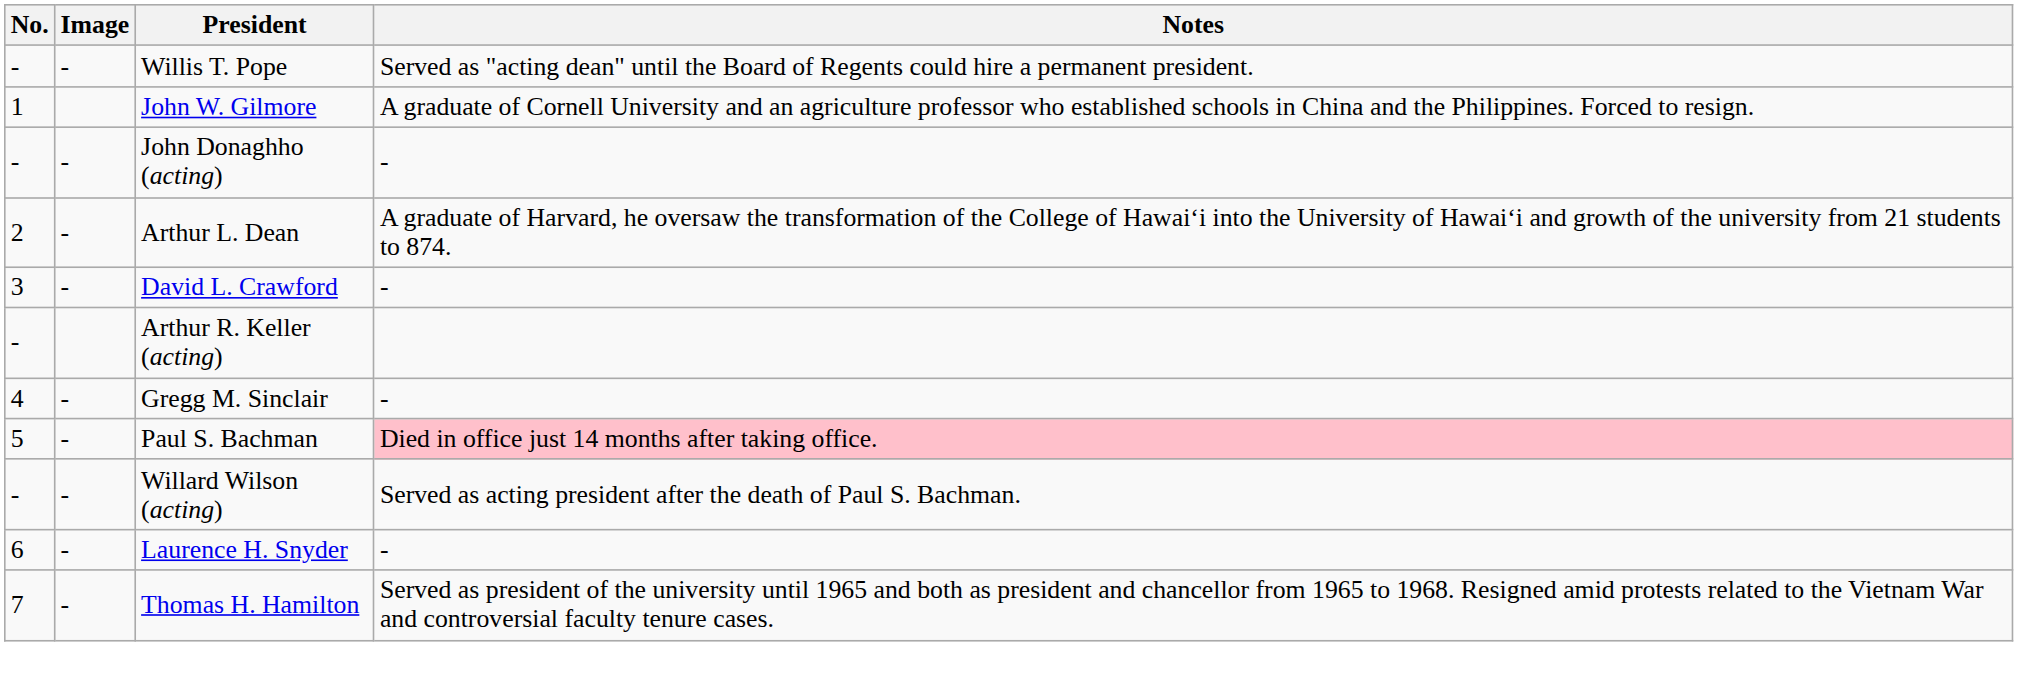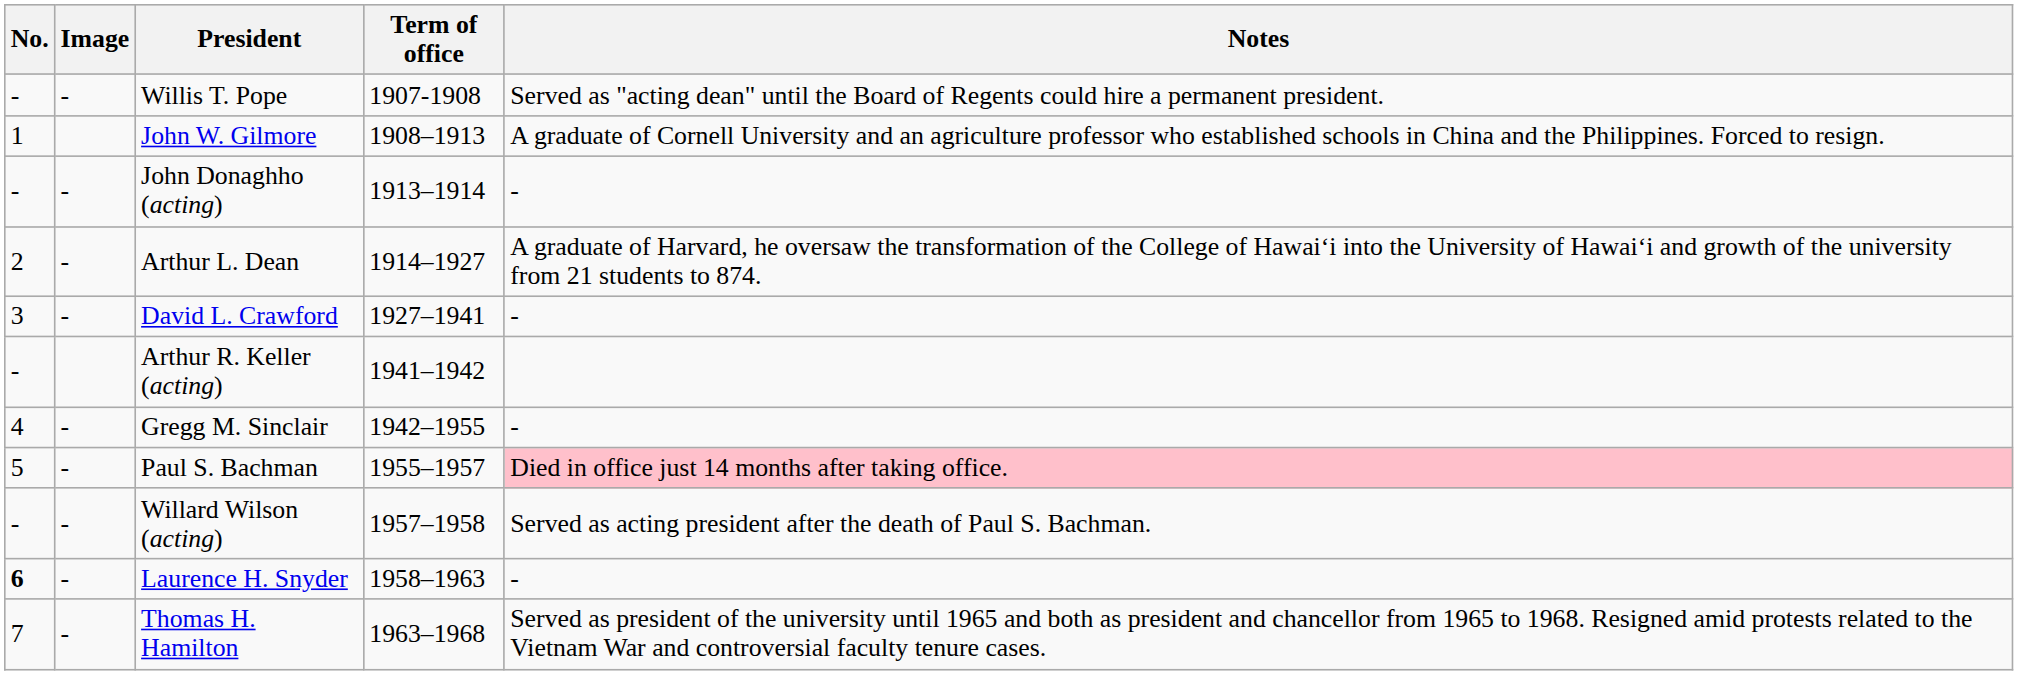+ column: (434, 39)
(17, 549) normal -> (17, 578) bold
